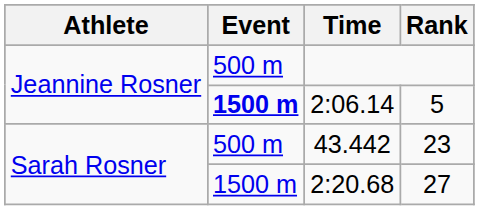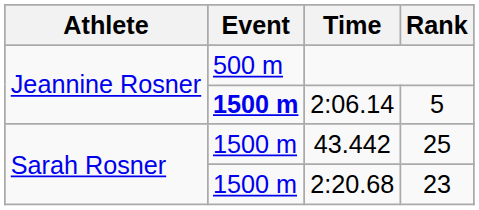(248, 145) 500 m -> (255, 145) 1500 m
(437, 145) 23 -> (437, 145) 25
(437, 184) 27 -> (437, 184) 23
